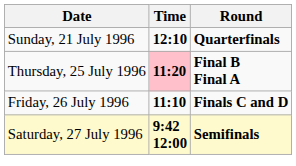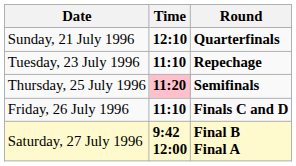+ row: (74, 62)
(217, 71) Final B Final A -> (227, 86) Semifinals
(227, 134) Semifinals -> (217, 141) Final B Final A
